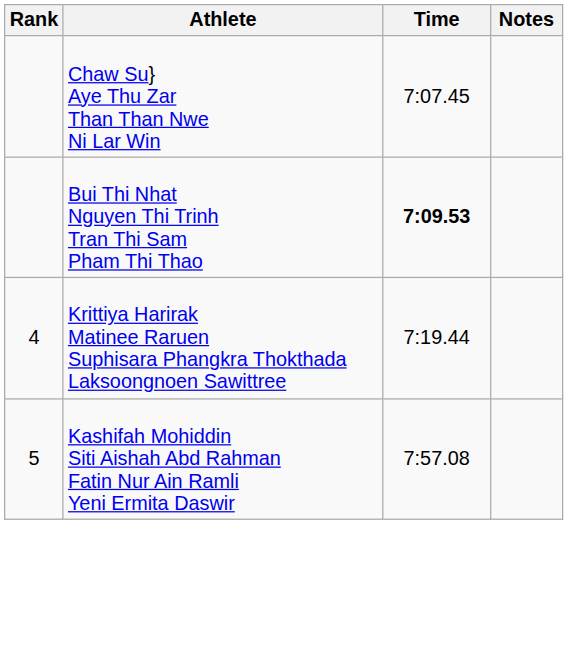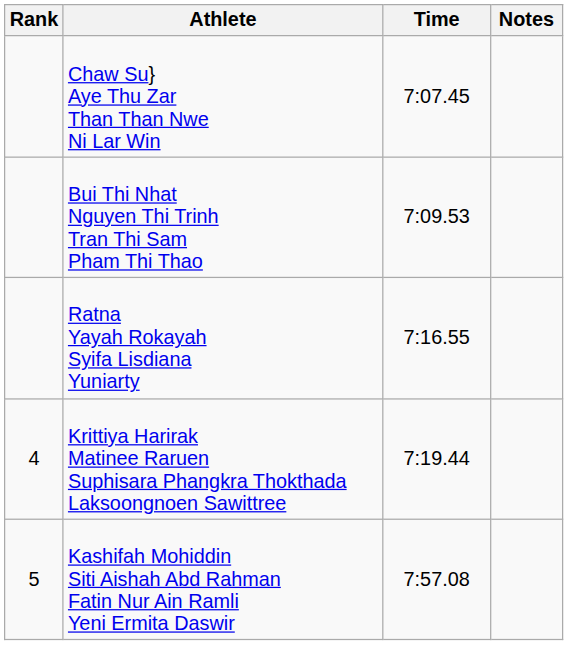(437, 217) bold -> (437, 217) normal
+ row: (137, 348)
